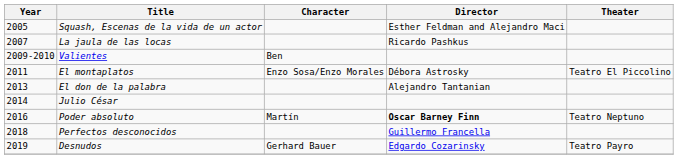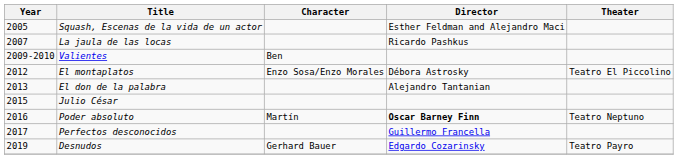(17, 71) 2011 -> (17, 71) 2012
(17, 101) 2014 -> (17, 101) 2015
(17, 131) 2018 -> (17, 131) 2017
